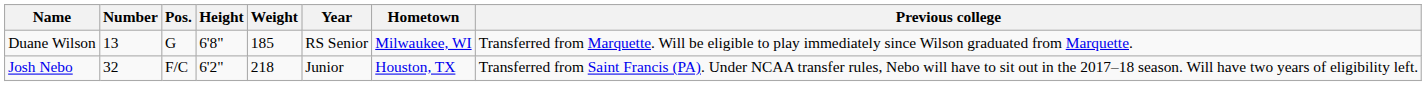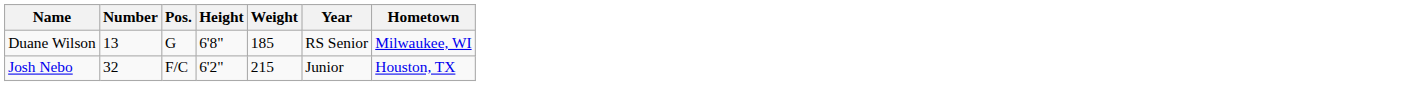- column: (948, 17)
(262, 68) 218 -> (262, 68) 215
